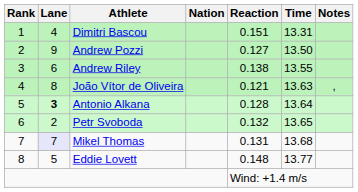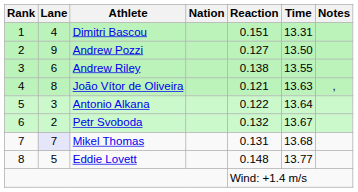(54, 104) bold -> (54, 104) normal
(254, 104) 0.128 -> (254, 104) 0.122
(298, 123) 13.65 -> (298, 123) 13.67
